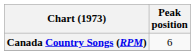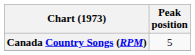(170, 42) 6 -> (170, 42) 5
